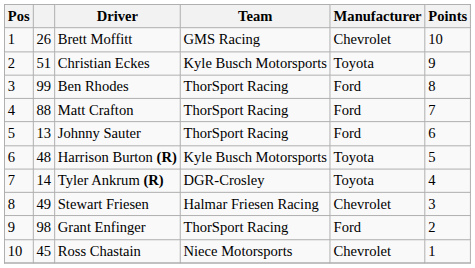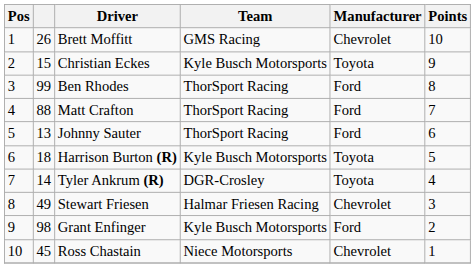(44, 62) 51 -> (44, 62) 15
(44, 156) 48 -> (44, 156) 18
(236, 227) ThorSport Racing -> (255, 227) Kyle Busch Motorsports
